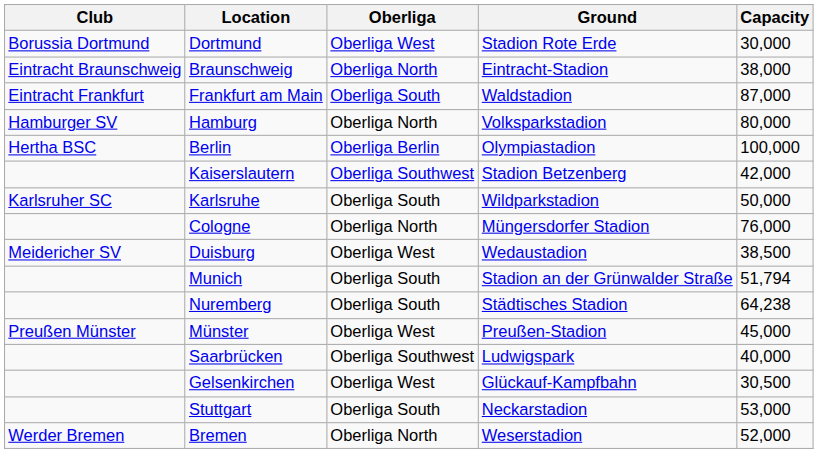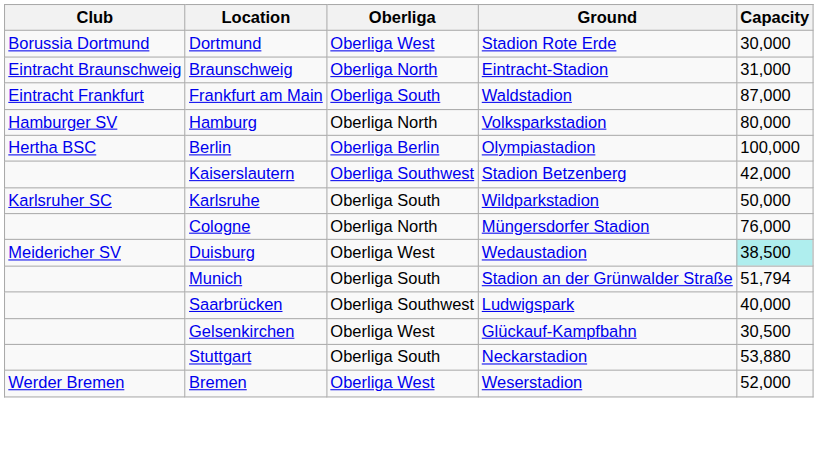(766, 69) 38,000 -> (766, 69) 31,000
(766, 252) no background -> (766, 252) paleturquoise background
- row: (230, 305)
- row: (219, 331)
(766, 409) 53,000 -> (766, 357) 53,880
(384, 435) Oberliga North -> (382, 383) Oberliga West
